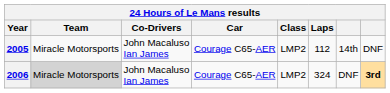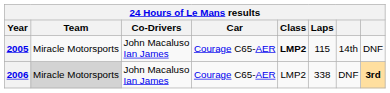(293, 49) normal -> (293, 49) bold
(322, 49) 112 -> (322, 49) 115
(322, 75) 324 -> (322, 75) 338
